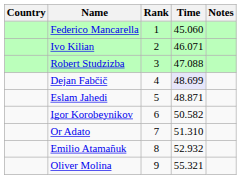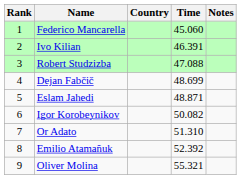columns swapped: (156, 13) <-> (26, 13)
(189, 47) 46.071 -> (189, 47) 46.391
(189, 81) lavender background -> (189, 81) no background
(189, 115) 50.582 -> (189, 115) 50.082
(189, 149) 52.932 -> (189, 149) 52.392
